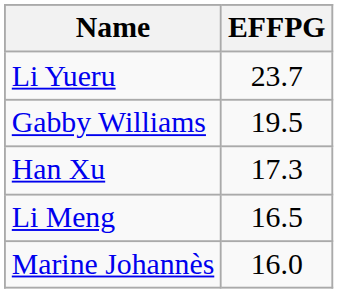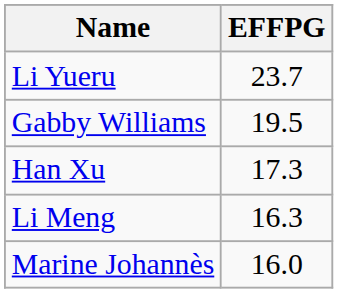(277, 216) 16.5 -> (277, 216) 16.3
